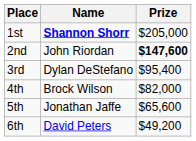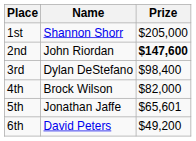(86, 32) bold -> (83, 32) normal
(160, 70) $95,400 -> (160, 70) $98,400
(160, 107) $65,600 -> (160, 107) $65,601
